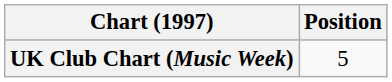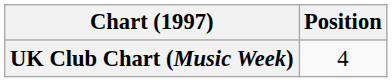(343, 58) 5 -> (343, 58) 4
